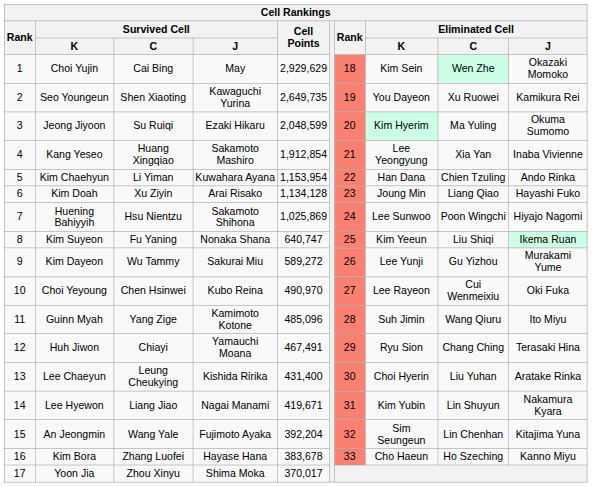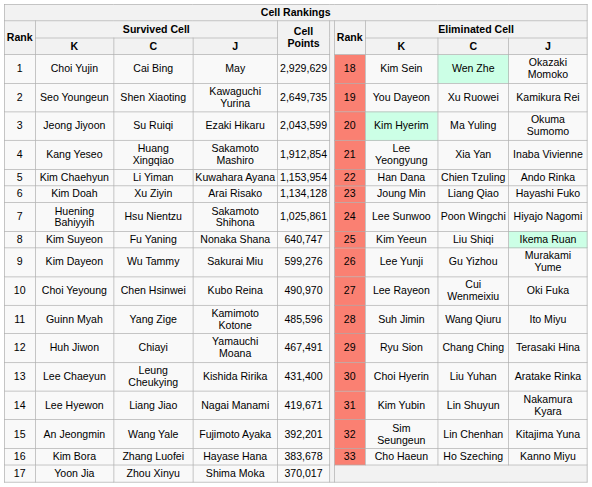(304, 126) 2,048,599 -> (304, 126) 2,043,599
(304, 217) 1,025,869 -> (304, 217) 1,025,861
(304, 262) 589,272 -> (304, 262) 599,276
(304, 319) 485,096 -> (304, 319) 485,596
(304, 434) 392,204 -> (304, 434) 392,201
